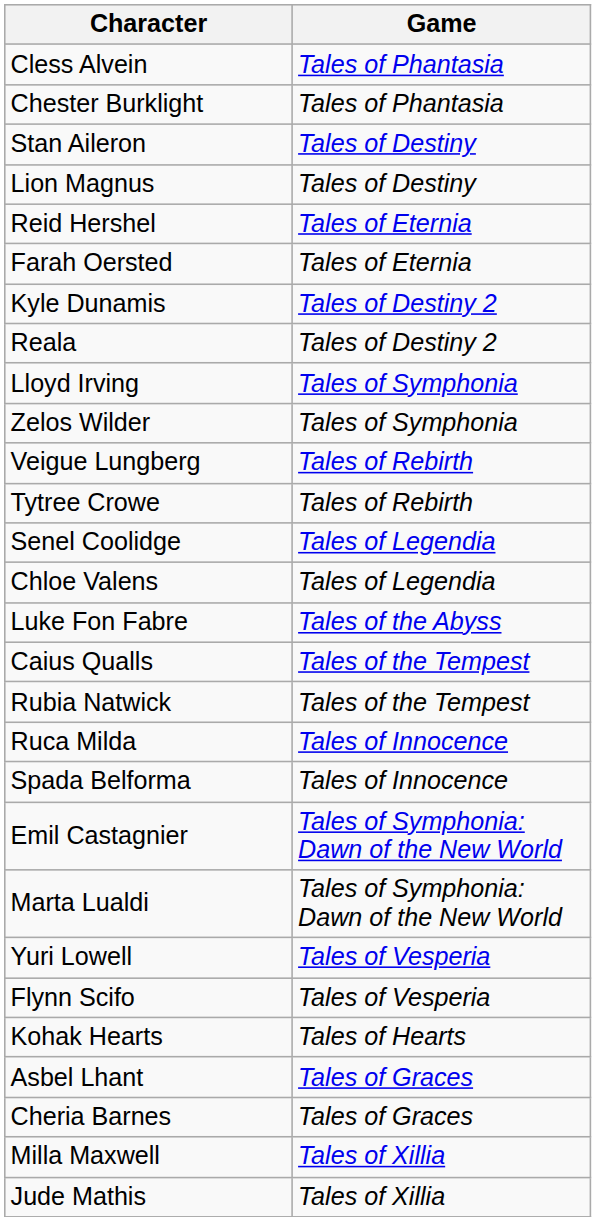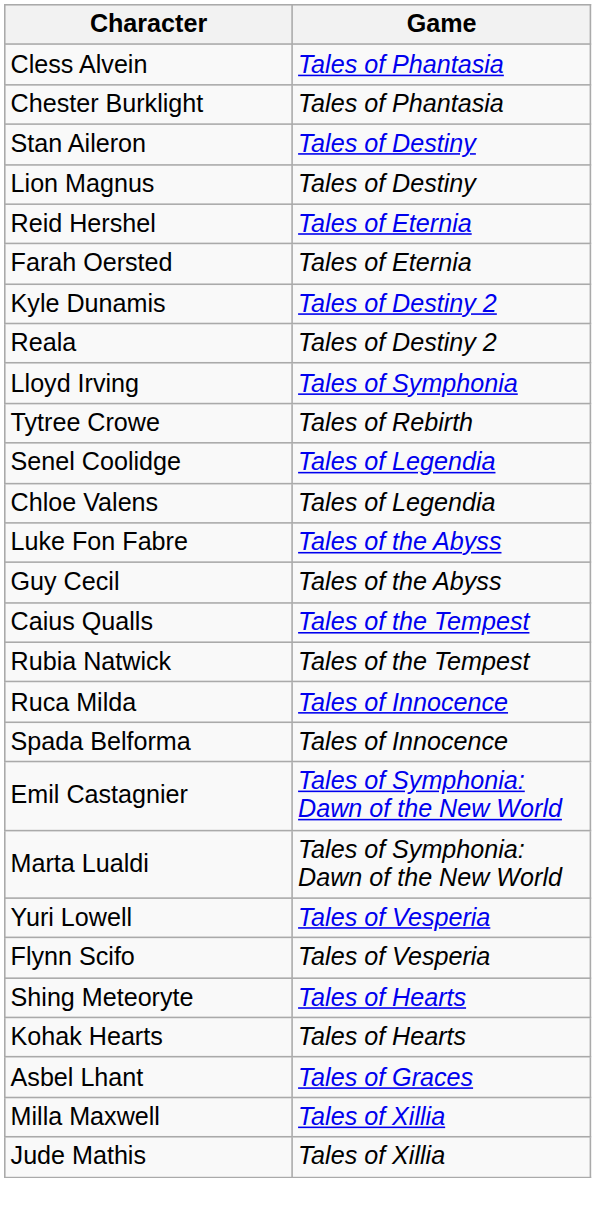- row: (80, 422)
- row: (106, 462)
+ row: (65, 582)
+ row: (102, 997)
- row: (91, 1116)
